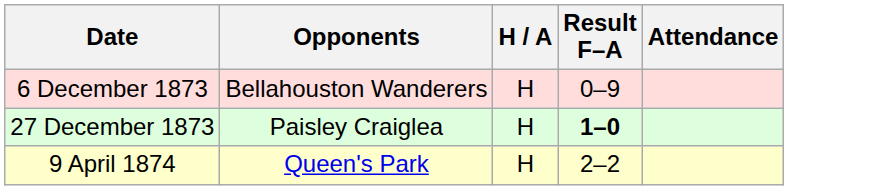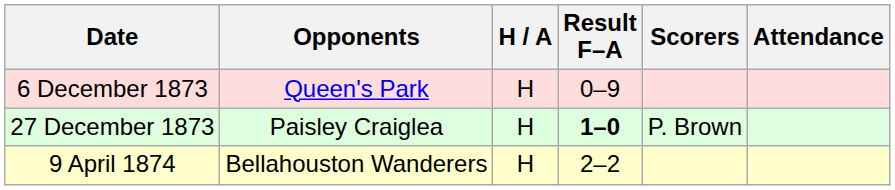+ column: (695, 37)
(356, 88) Bellahouston Wanderers -> (356, 88) Queen's Park
(356, 164) Queen's Park -> (356, 164) Bellahouston Wanderers
